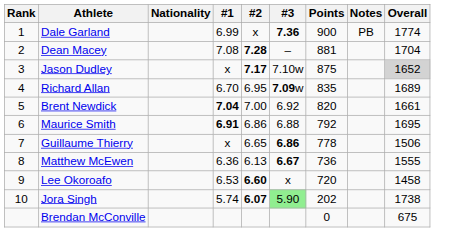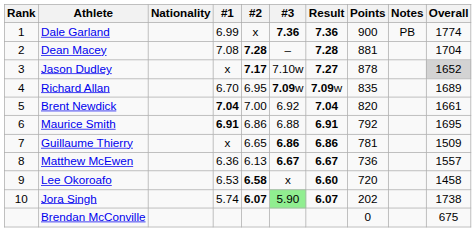+ column: (327, 13)
(327, 69) 875 -> (368, 69) 878
(327, 143) 778 -> (368, 143) 781
(408, 143) 1506 -> (449, 143) 1509
(408, 161) 1555 -> (449, 161) 1557
(255, 180) 6.60 -> (255, 180) 6.58
